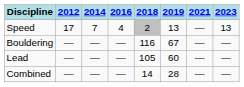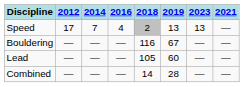columns swapped: (200, 12) <-> (226, 12)
